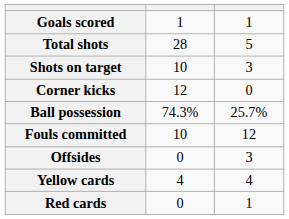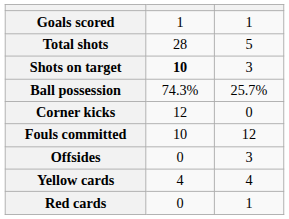(180, 67) normal -> (180, 67) bold
rows swapped: (76, 112) <-> (76, 90)
